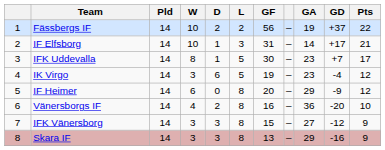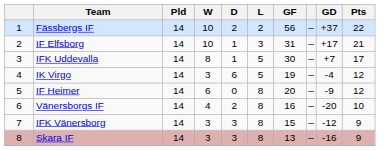- column: (309, 12)
